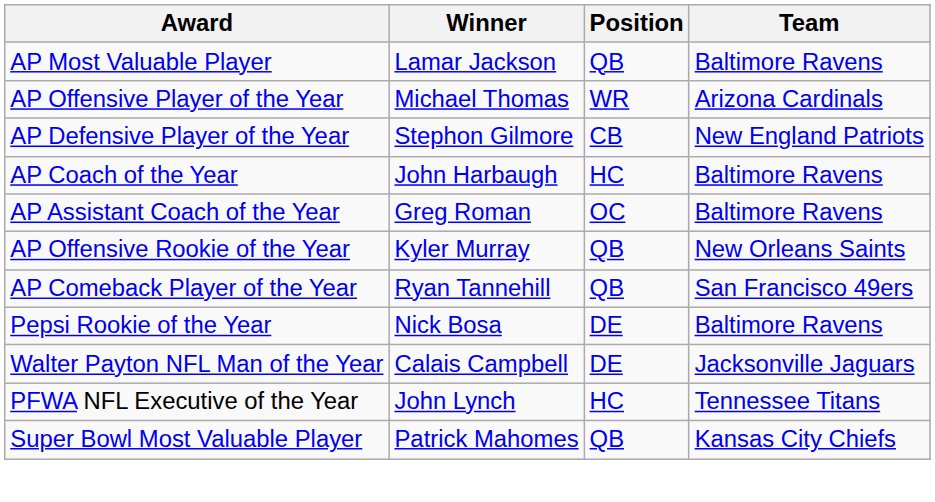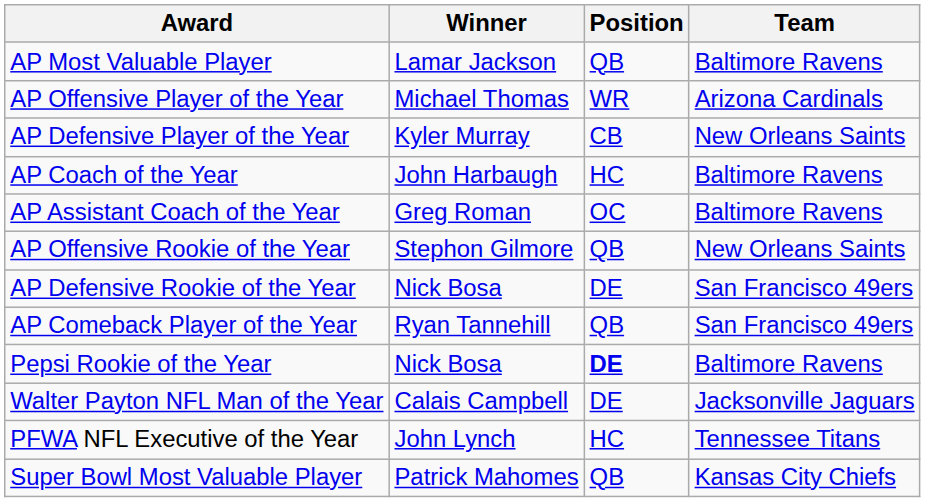(484, 136) Stephon Gilmore -> (462, 136) Kyler Murray
(809, 136) New England Patriots -> (800, 136) New Orleans Saints
(462, 250) Kyler Murray -> (484, 250) Stephon Gilmore
+ row: (183, 288)
(606, 325) normal -> (606, 363) bold
